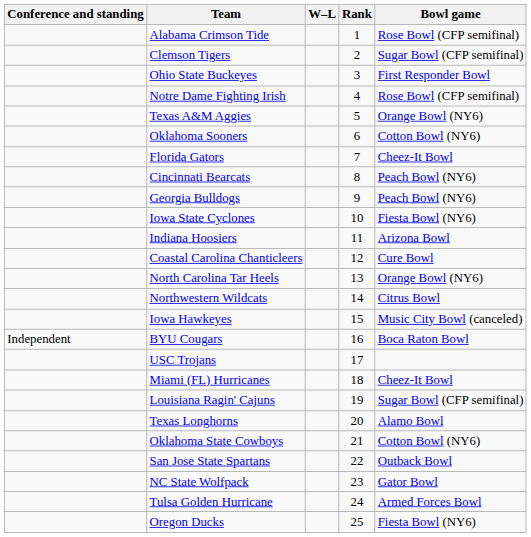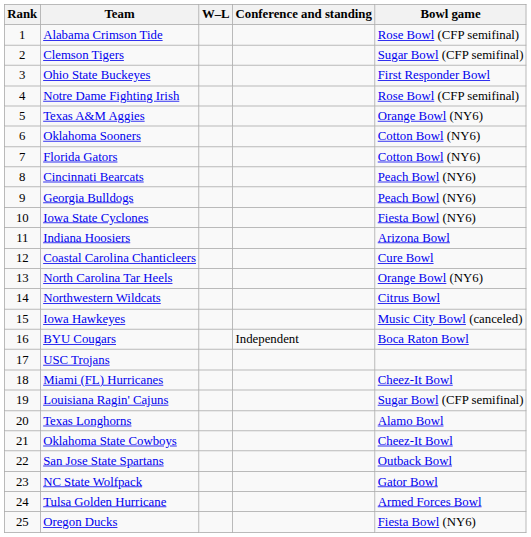columns swapped: (357, 14) <-> (76, 14)
(415, 156) Cheez-It Bowl -> (429, 156) Cotton Bowl (NY6)
(429, 440) Cotton Bowl (NY6) -> (415, 440) Cheez-It Bowl
